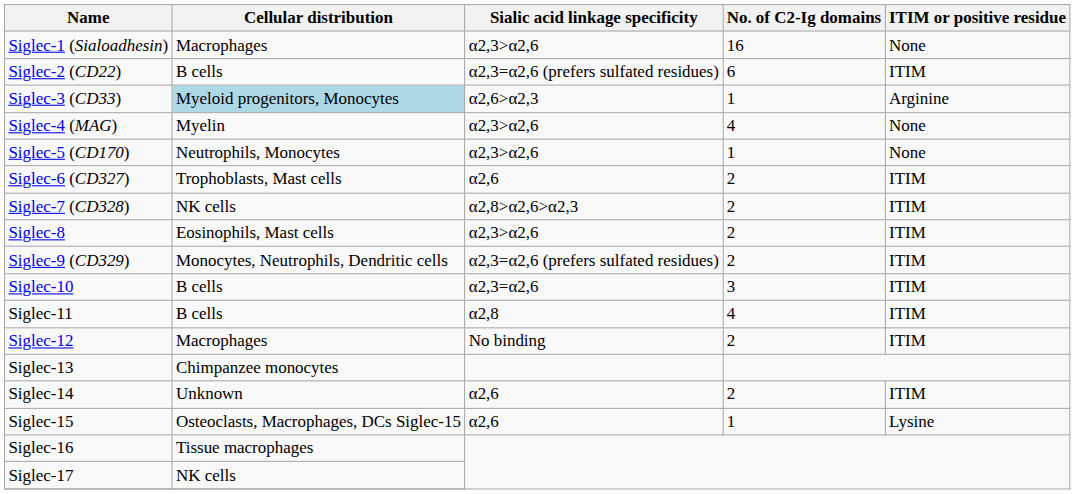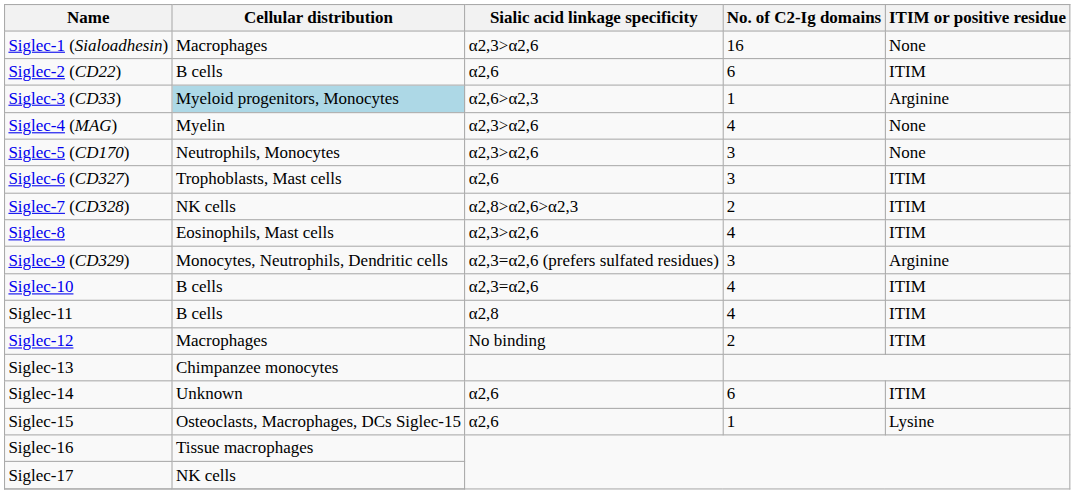(594, 71) α2,3=α2,6 (prefers sulfated residues) -> (484, 71) α2,6
(731, 152) 1 -> (731, 152) 3
(731, 179) 2 -> (731, 179) 3
(731, 233) 2 -> (731, 233) 4
(731, 260) 2 -> (731, 260) 3
(907, 260) ITIM -> (919, 260) Arginine
(731, 286) 3 -> (731, 286) 4
(731, 394) 2 -> (731, 394) 6
